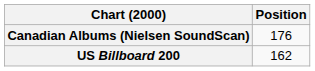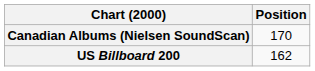(281, 35) 176 -> (281, 35) 170
